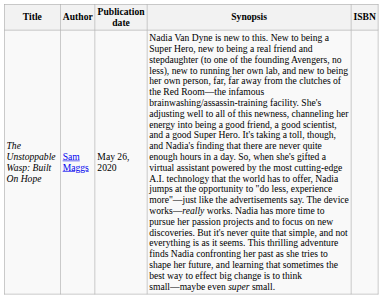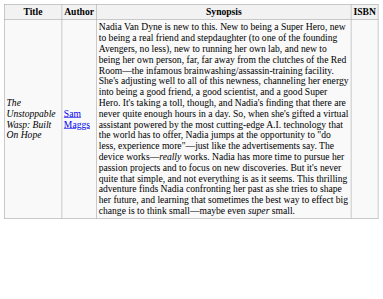- column: (121, 17)
